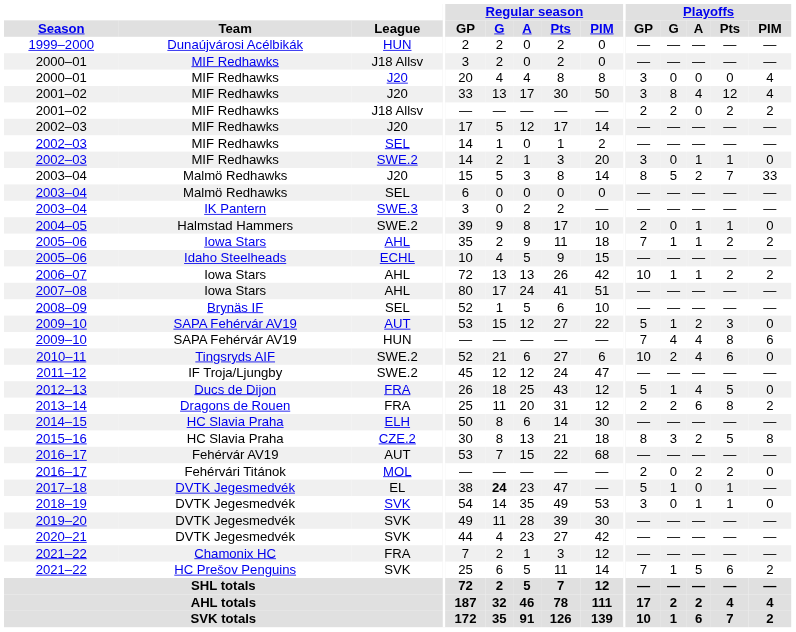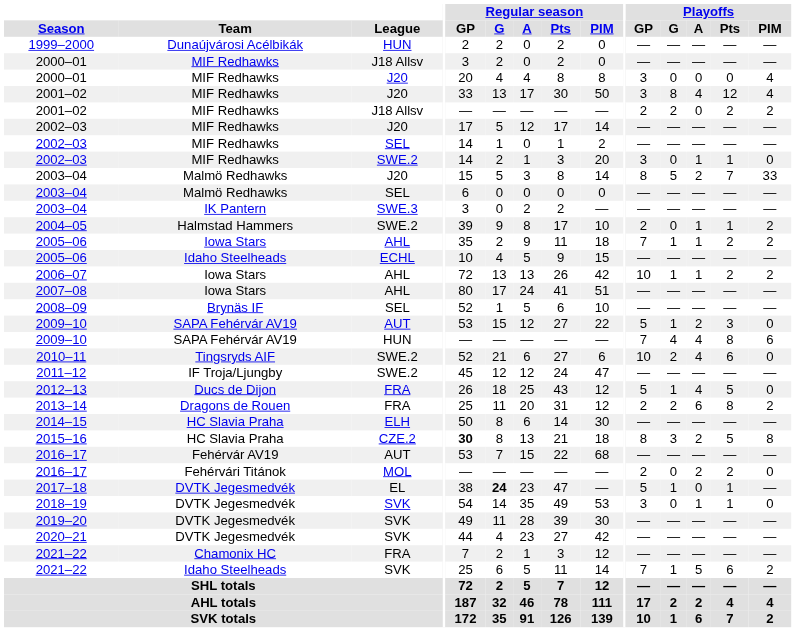(770, 225) 0 -> (770, 225) 2
(465, 438) normal -> (465, 438) bold
(235, 569) HC Prešov Penguins -> (235, 569) Idaho Steelheads
